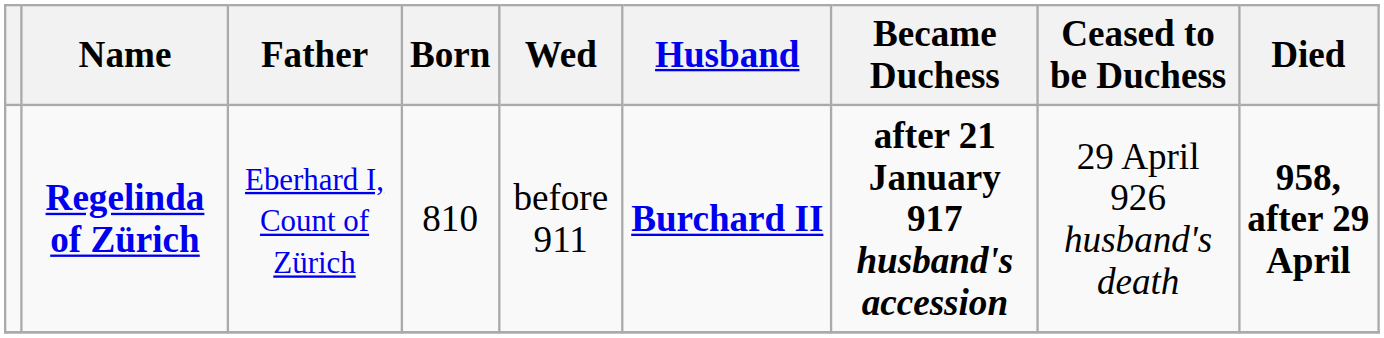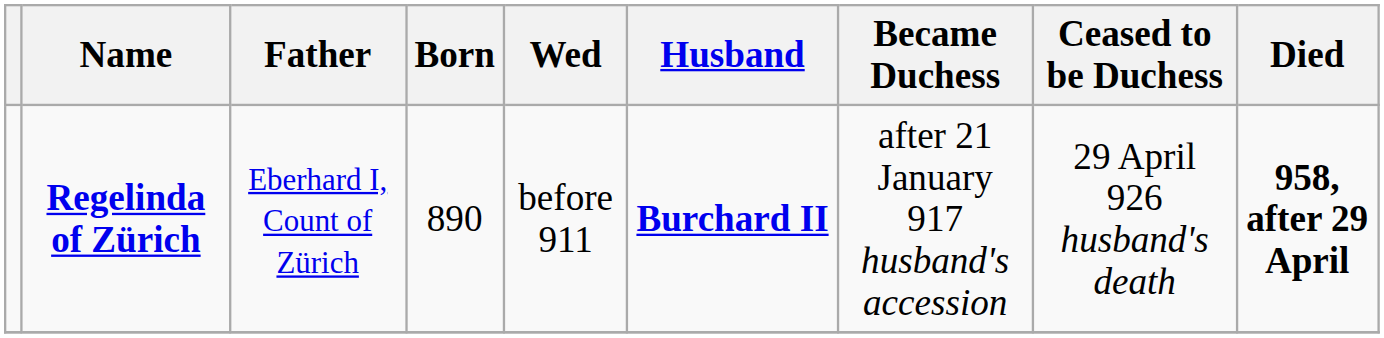(450, 218) 810 -> (455, 218) 890
(935, 218) bold -> (935, 218) normal
